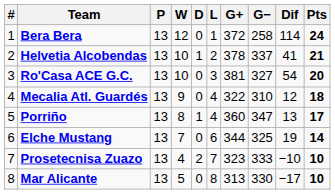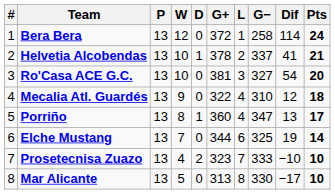columns swapped: (214, 14) <-> (234, 14)
